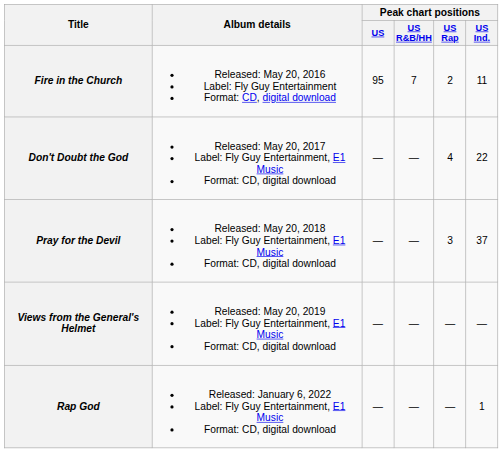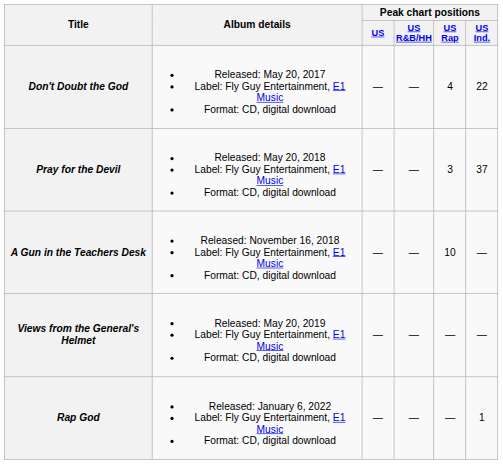- row: (78, 81)
+ row: (78, 252)
